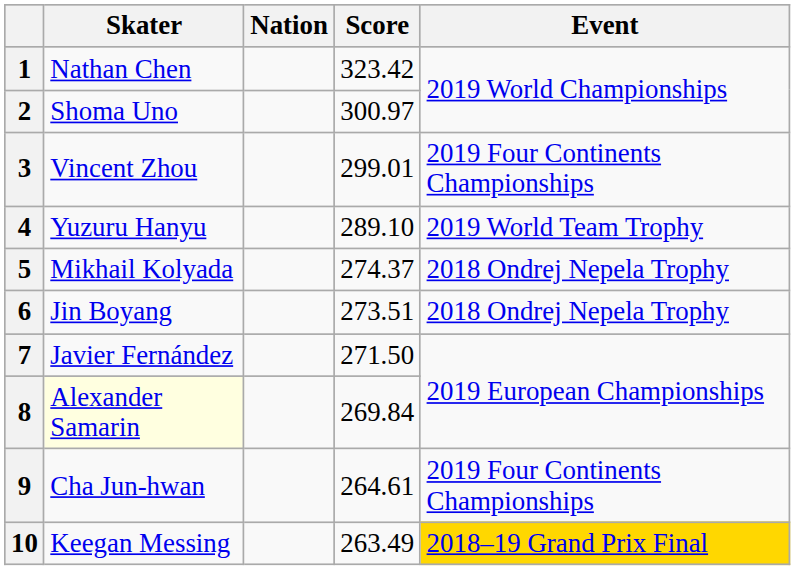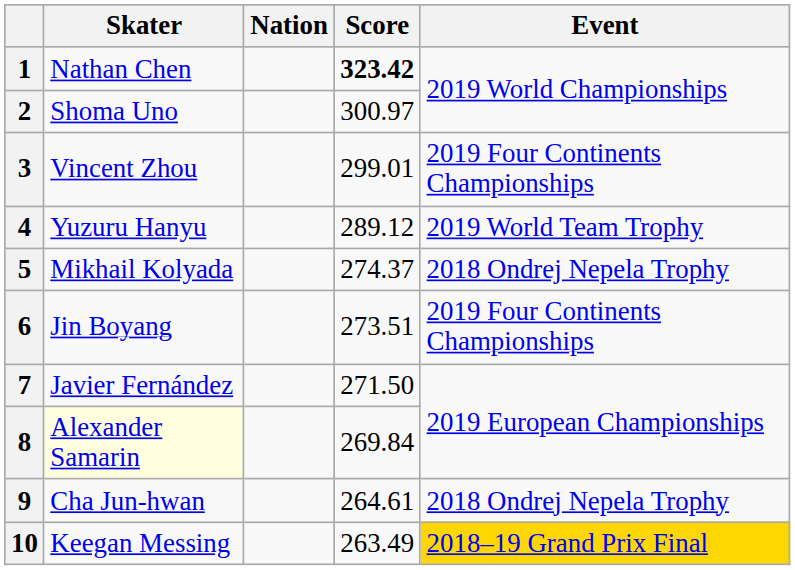(377, 68) normal -> (377, 68) bold
(377, 226) 289.10 -> (377, 226) 289.12
(578, 311) 2018 Ondrej Nepela Trophy -> (544, 326) 2019 Four Continents Championships
(544, 485) 2019 Four Continents Championships -> (578, 500) 2018 Ondrej Nepela Trophy
